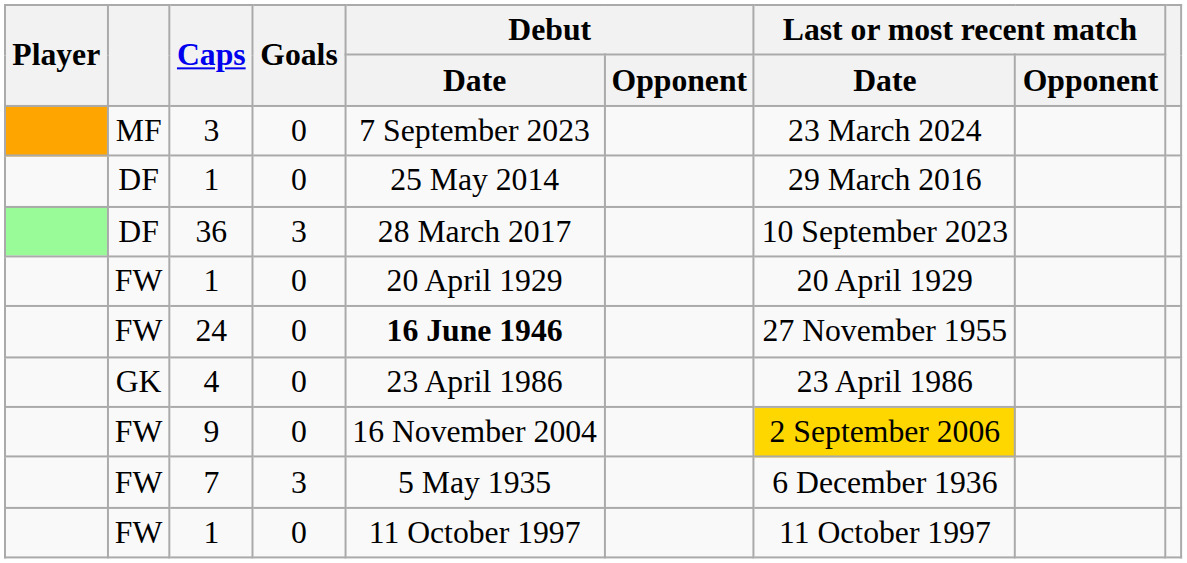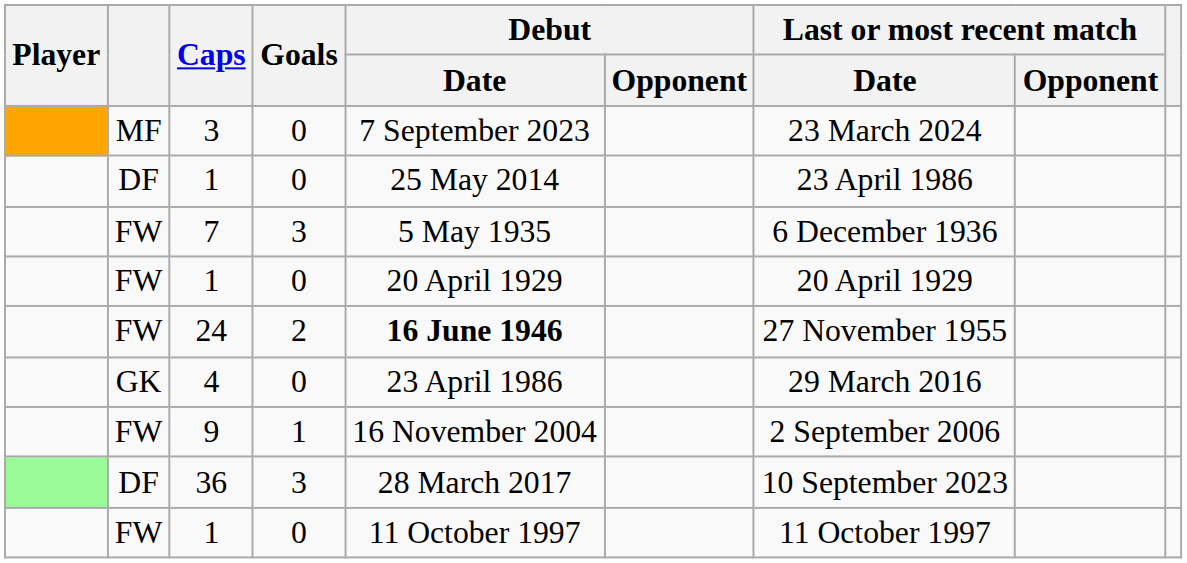(885, 180) 29 March 2016 -> (885, 180) 23 April 1986
rows swapped: (139, 230) <-> (139, 481)
(299, 331) 0 -> (299, 331) 2
(885, 381) 23 April 1986 -> (885, 381) 29 March 2016
(299, 431) 0 -> (299, 431) 1
(885, 431) gold background -> (885, 431) no background
